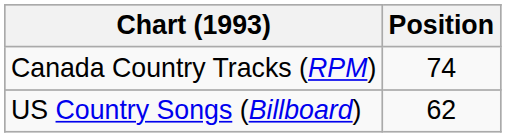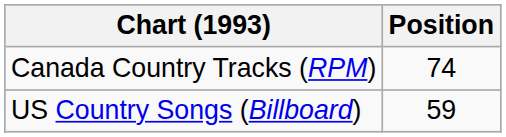(441, 110) 62 -> (441, 110) 59
